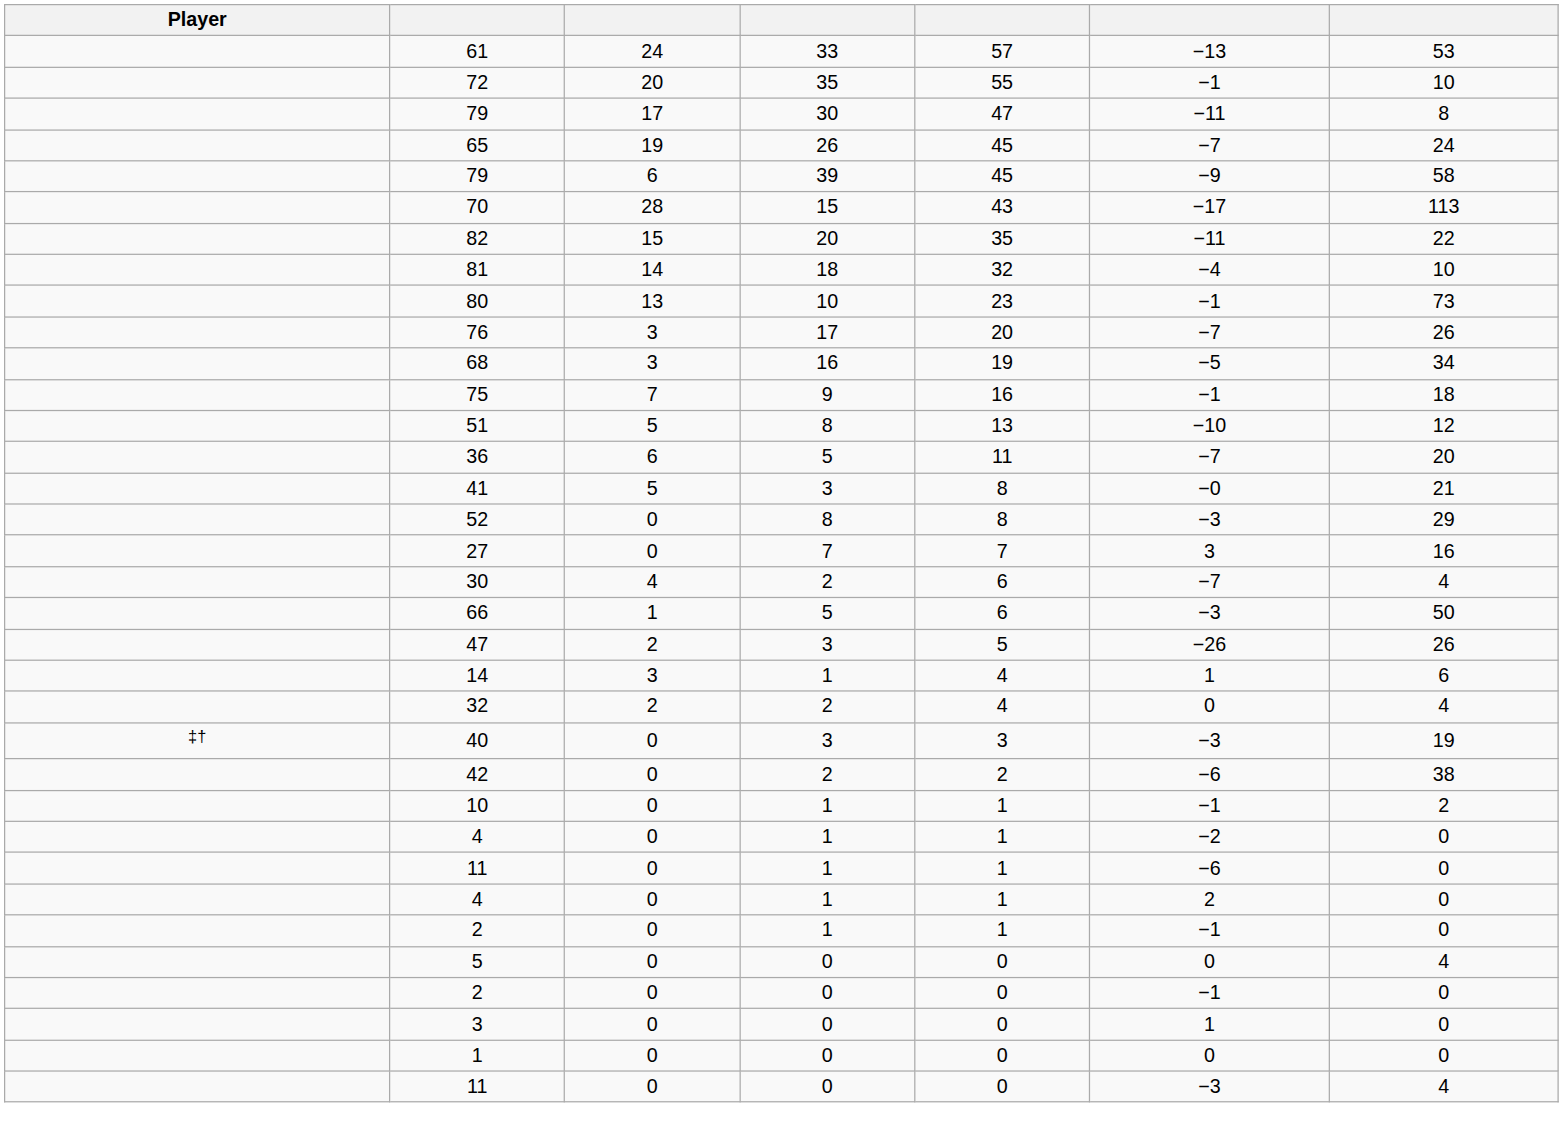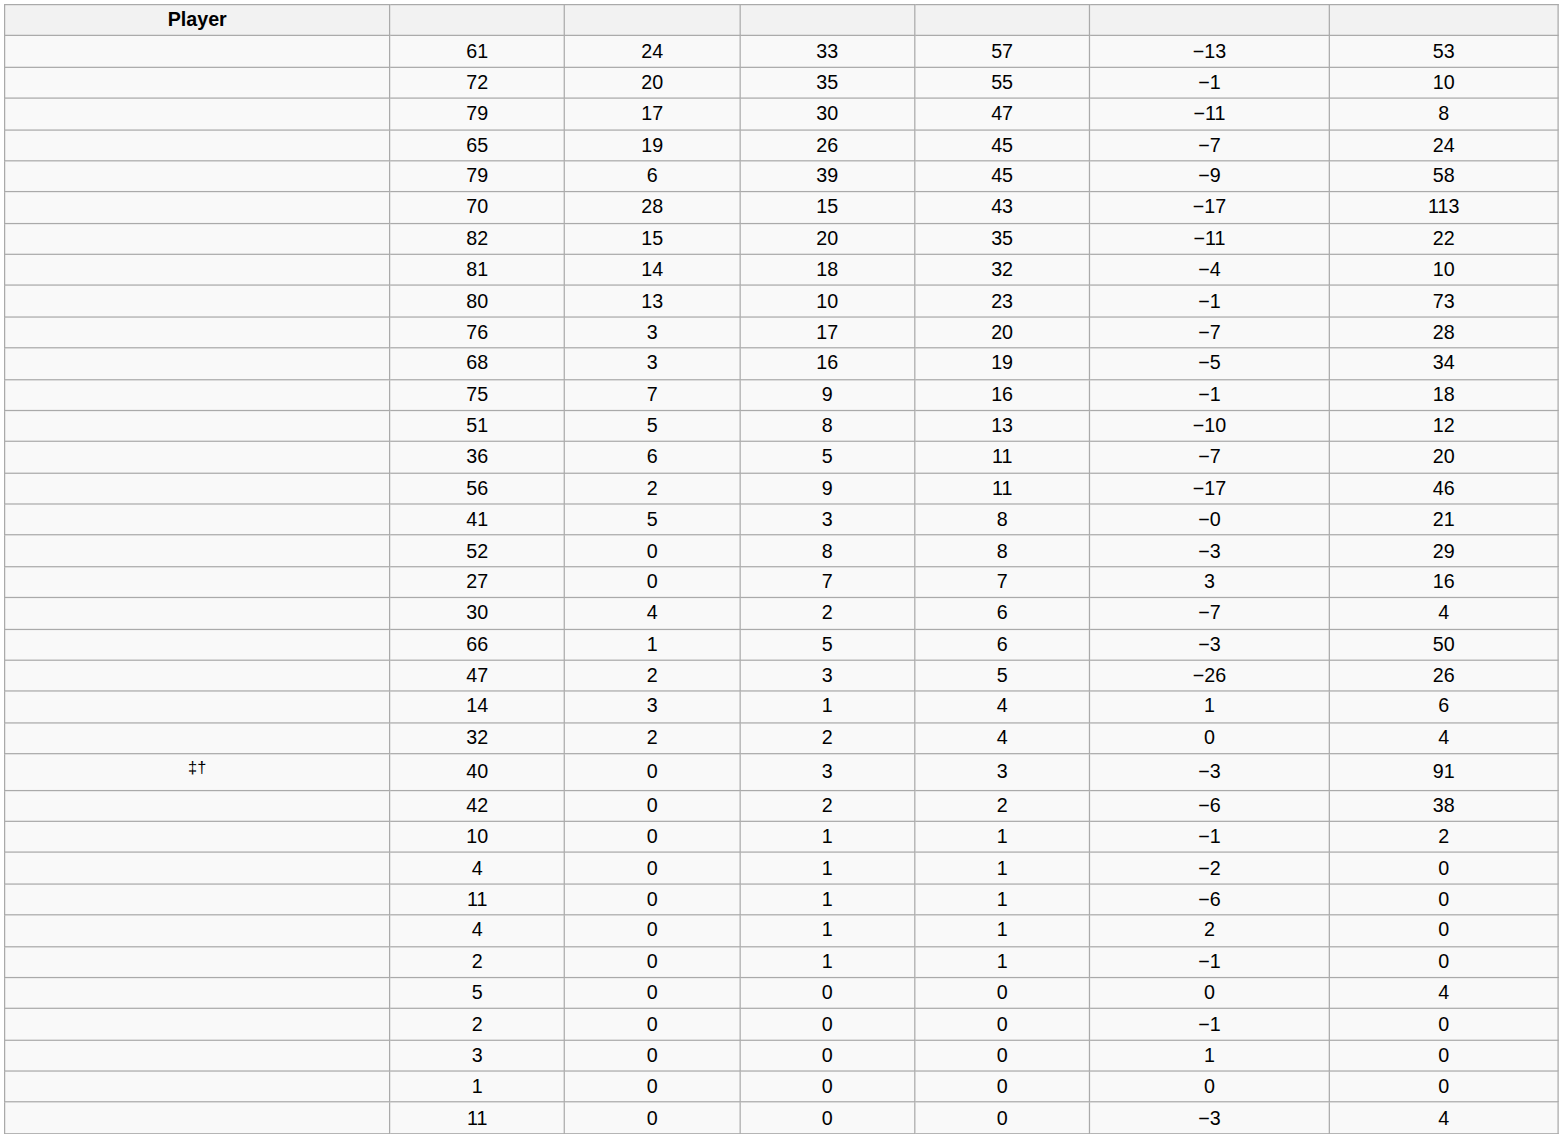(1444, 332) 26 -> (1444, 332) 28
+ row: (477, 488)
(1444, 740) 19 -> (1444, 771) 91
